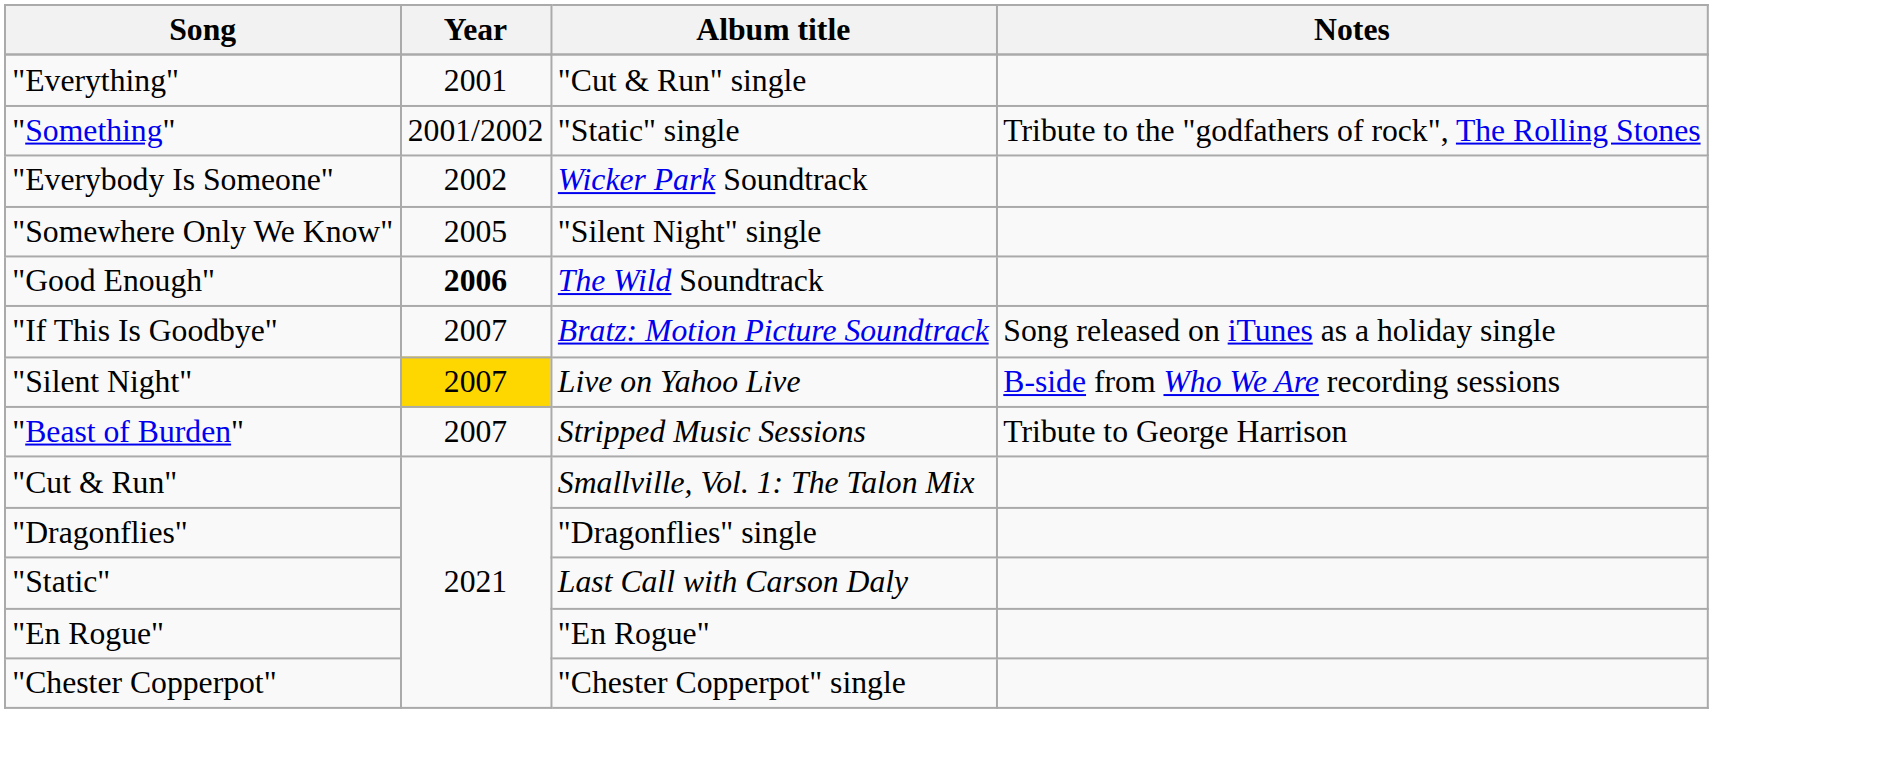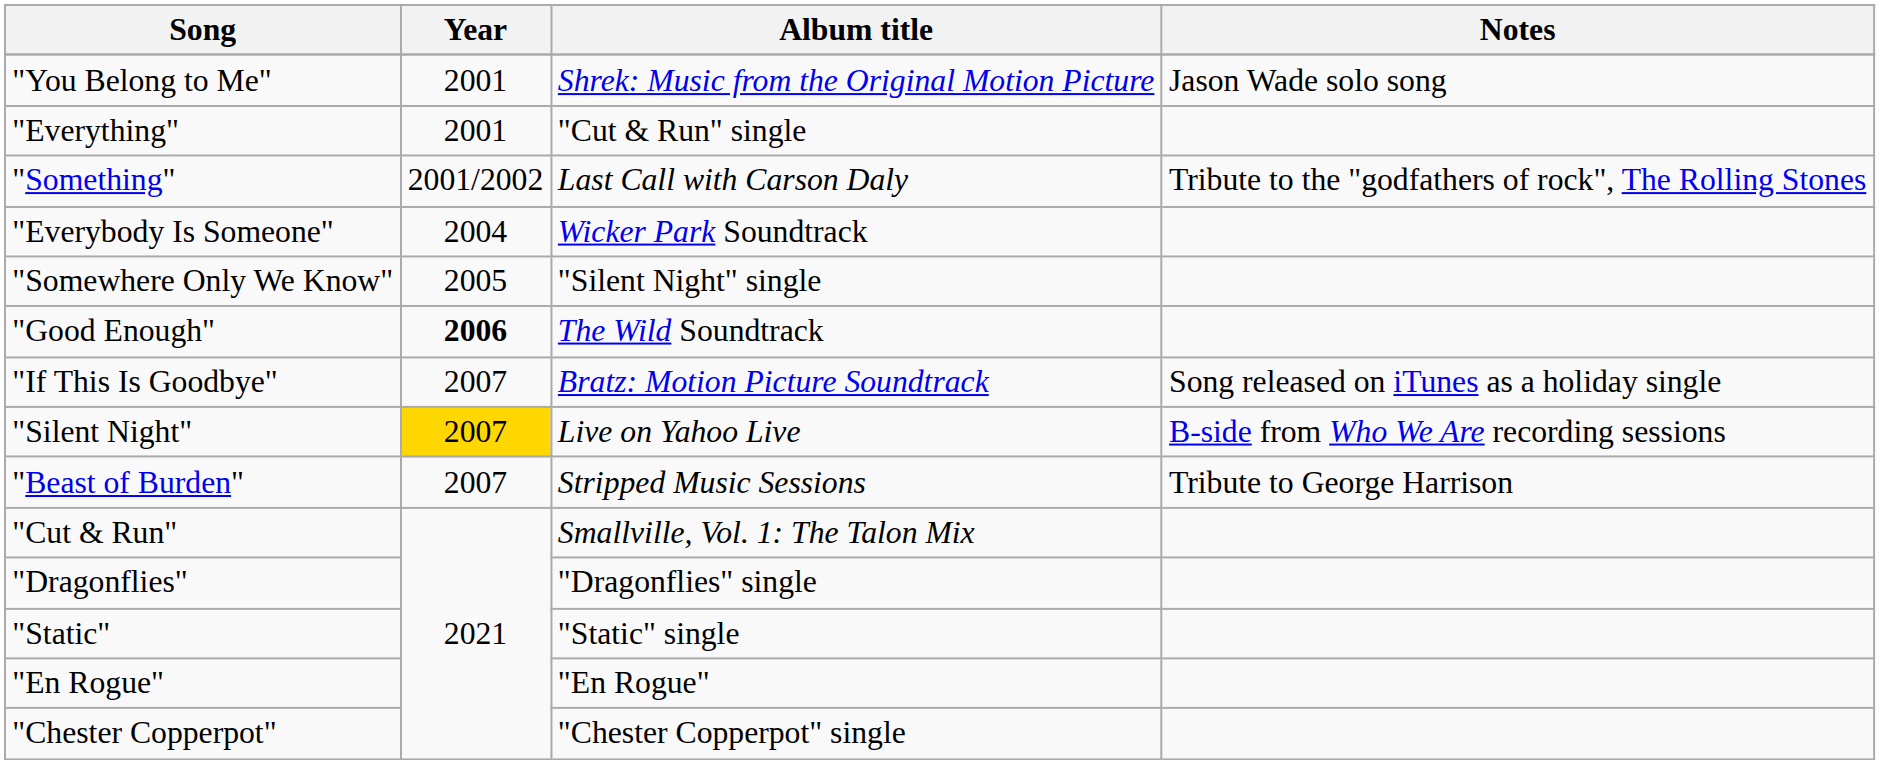+ row: (142, 79)
(649, 130) "Static" single -> (733, 180) Last Call with Carson Daly
(475, 180) 2002 -> (475, 230) 2004
(733, 582) Last Call with Carson Daly -> (649, 632) "Static" single
